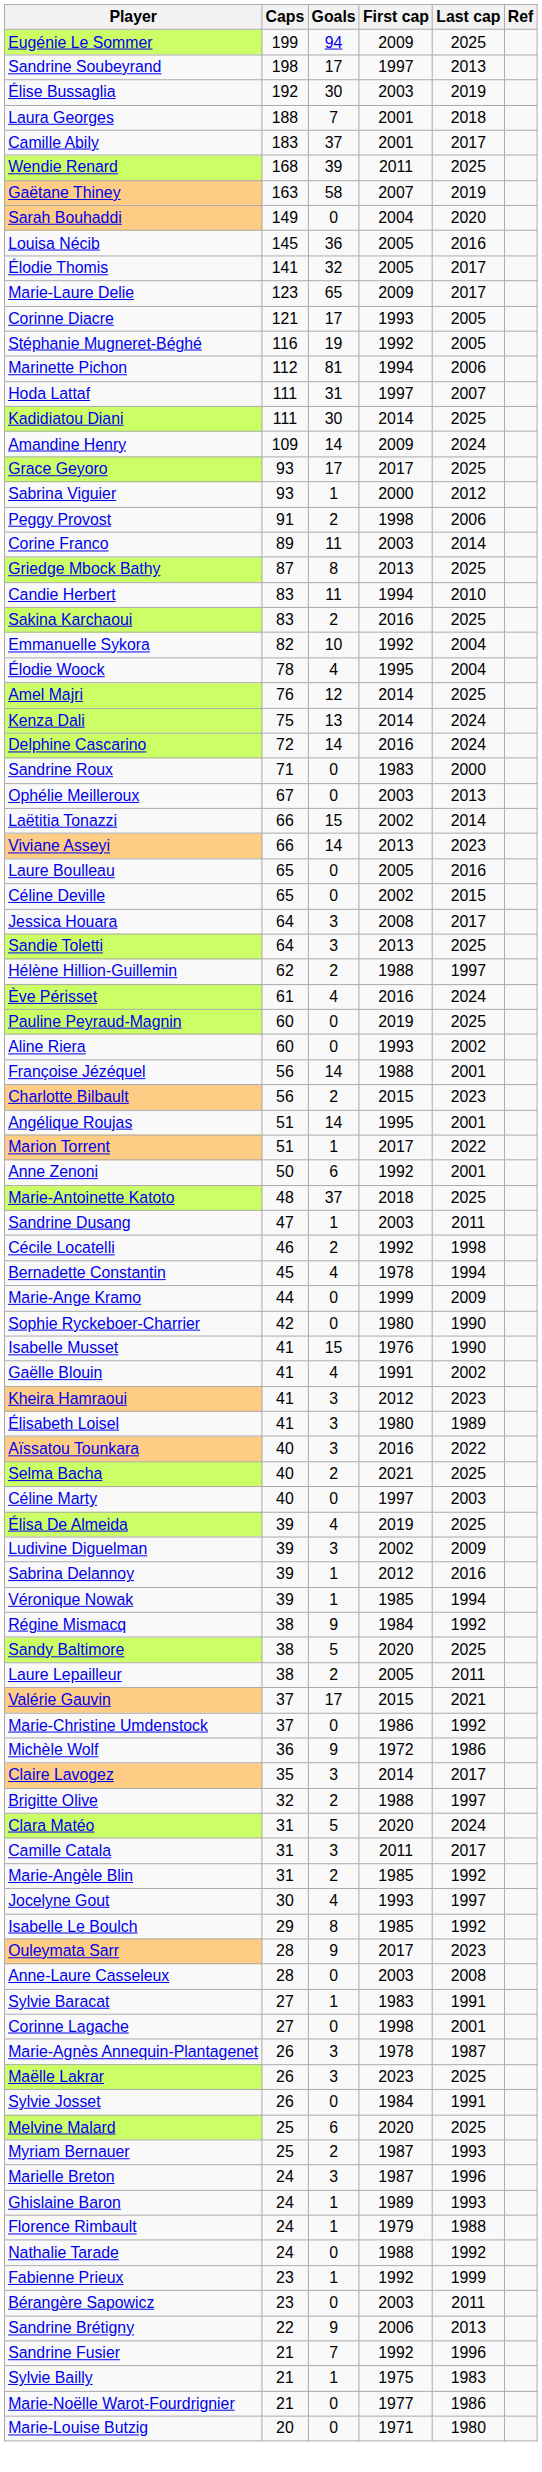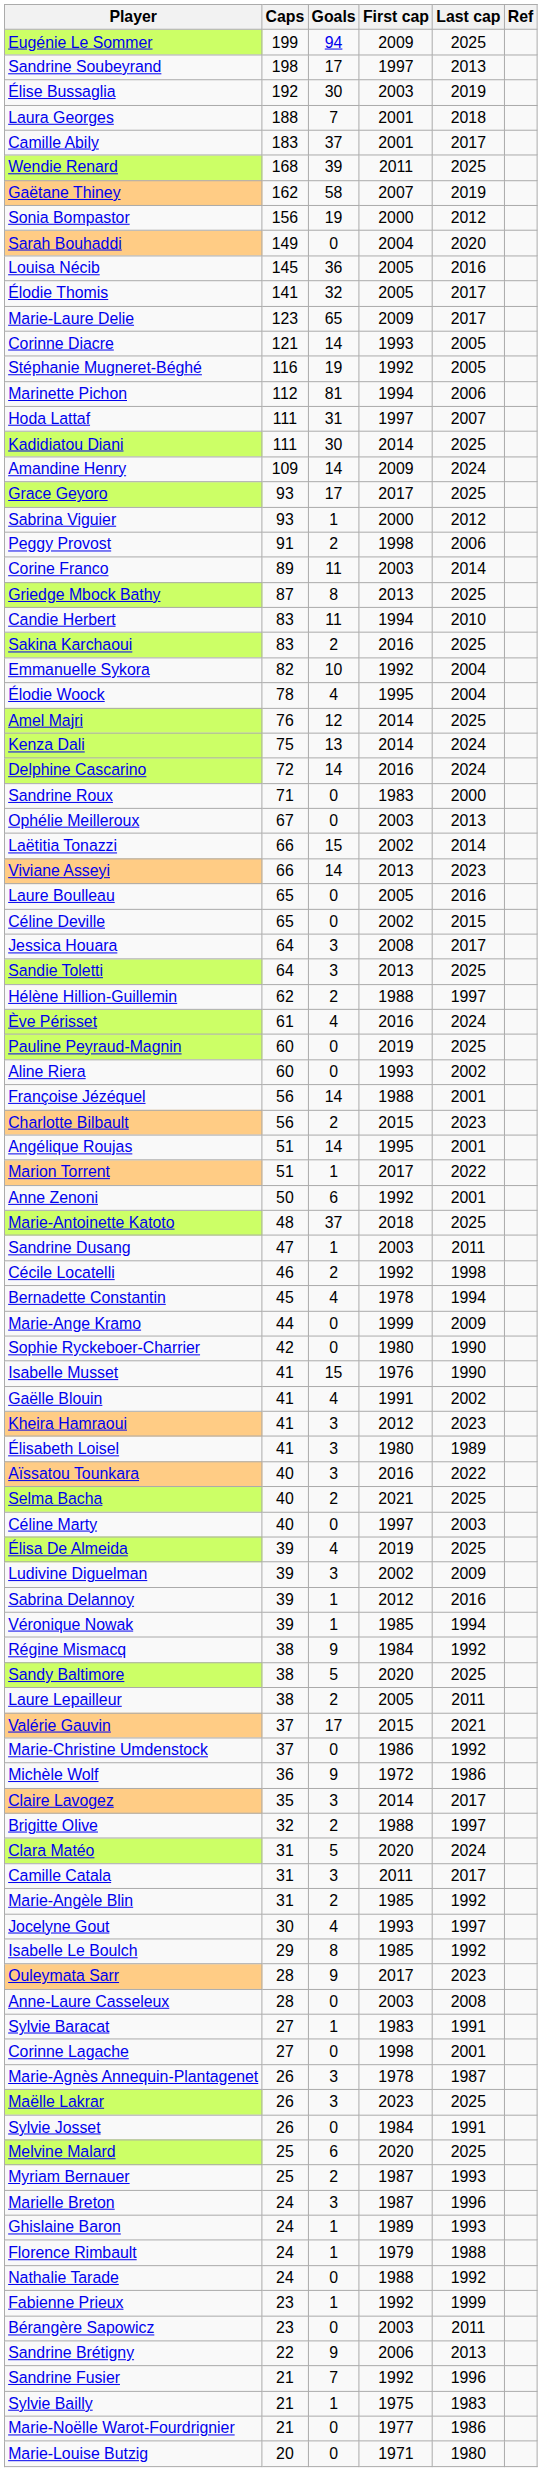(285, 192) 163 -> (285, 192) 162
+ row: (69, 218)
(334, 318) 17 -> (334, 343) 14
